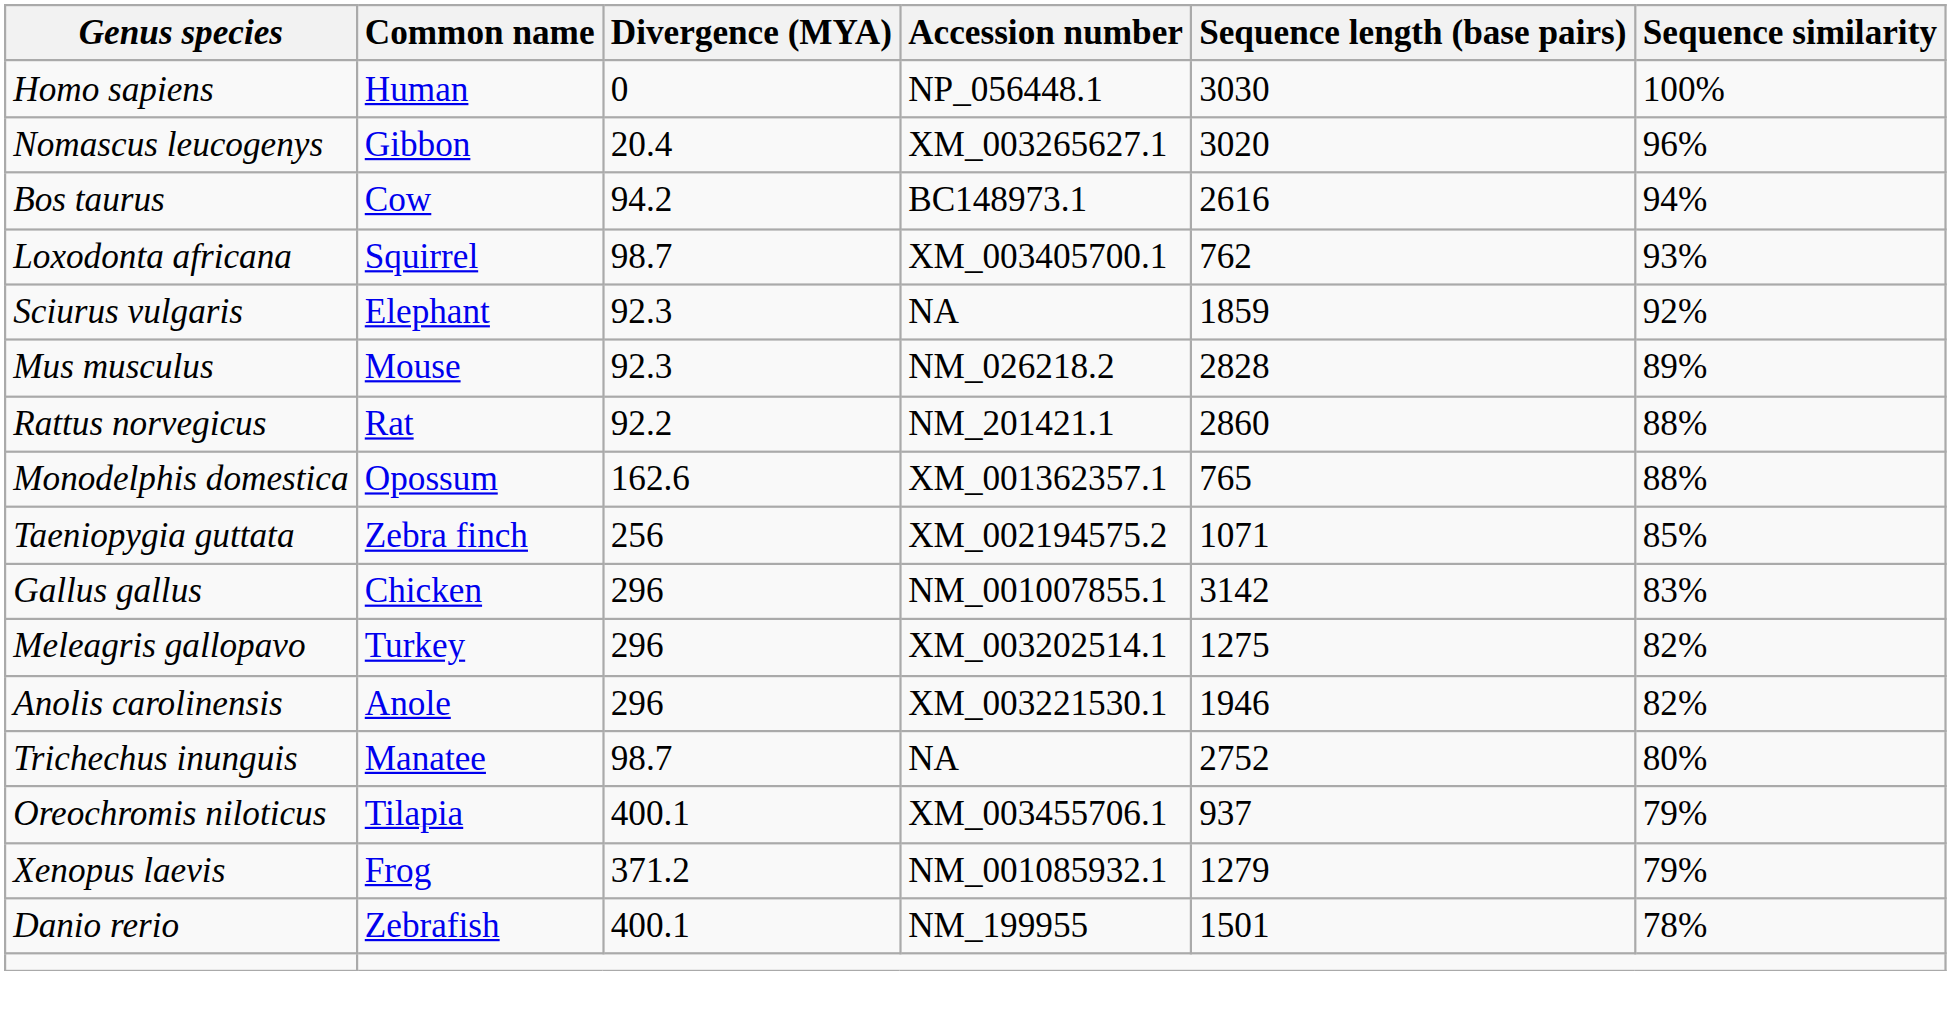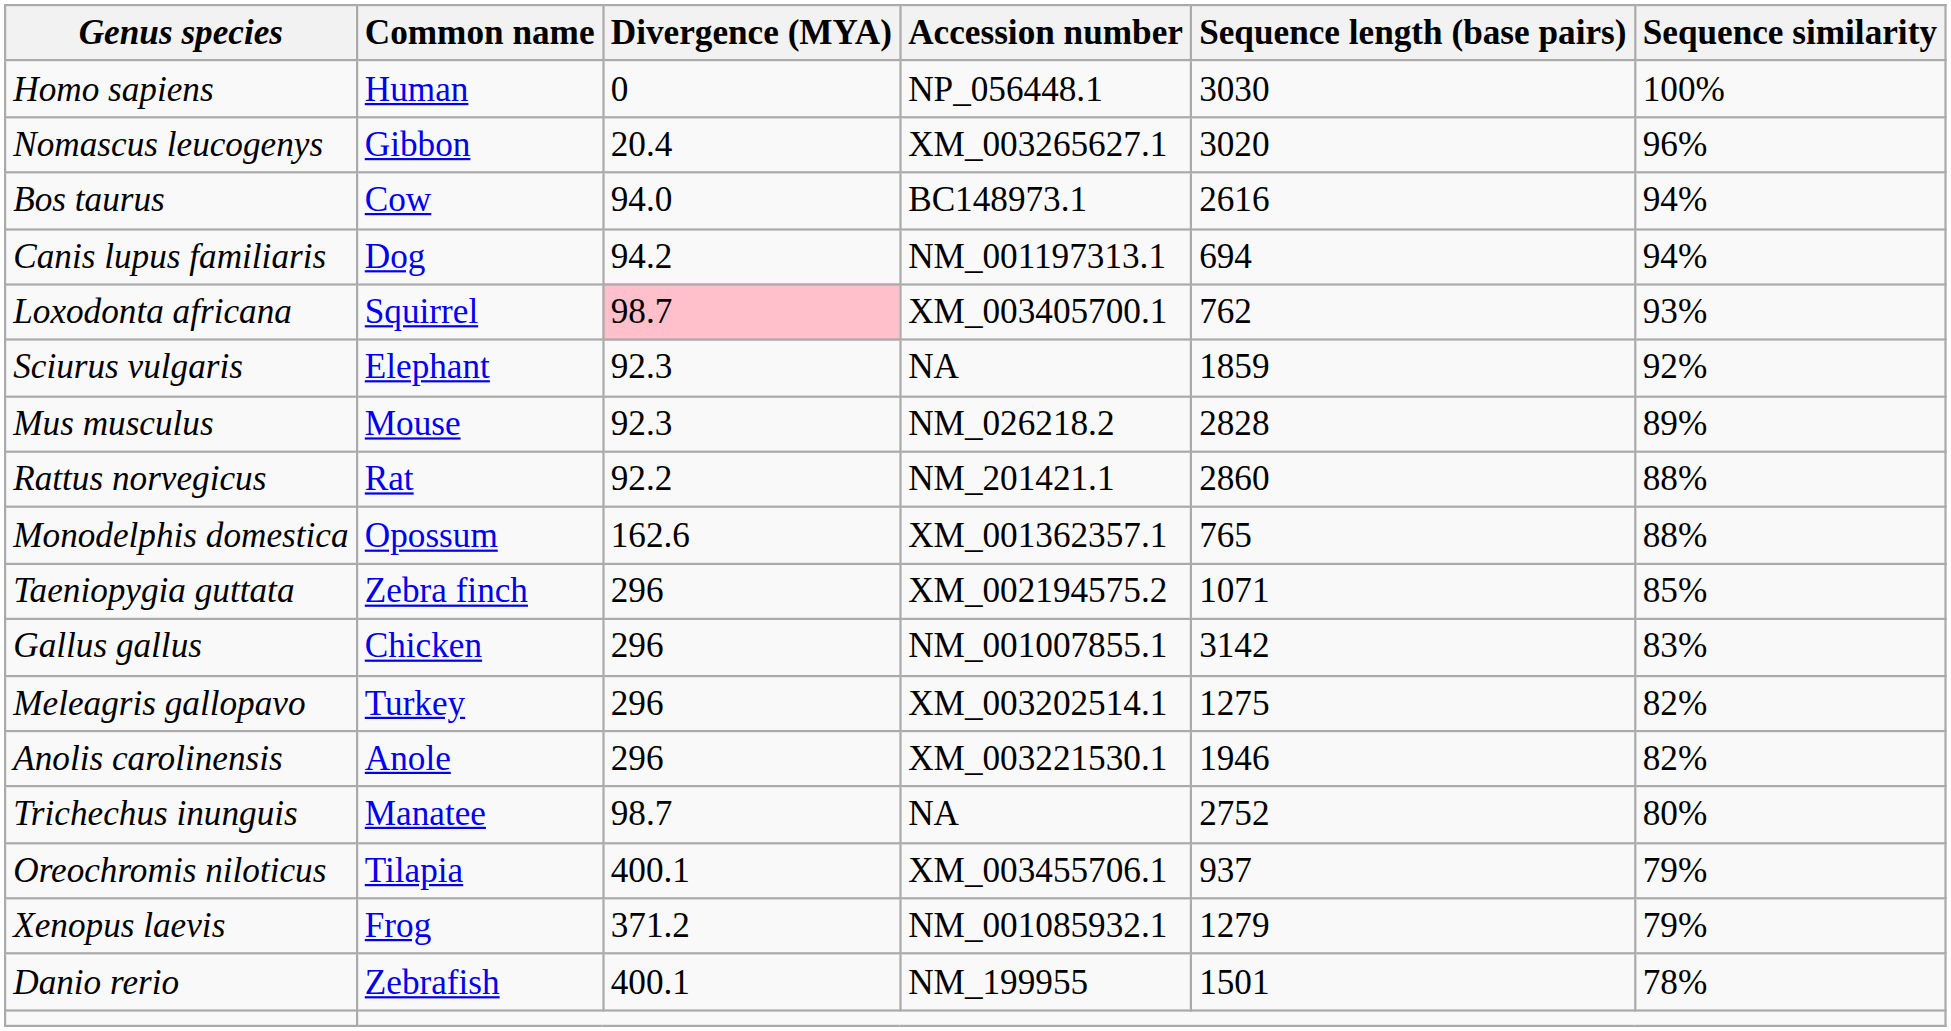(642, 199) 94.2 -> (642, 199) 94.0
+ row: (170, 255)
(642, 255) no background -> (642, 311) pink background
(637, 534) 256 -> (637, 590) 296
